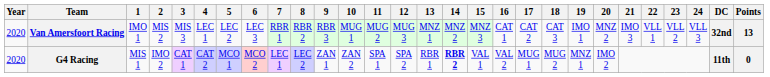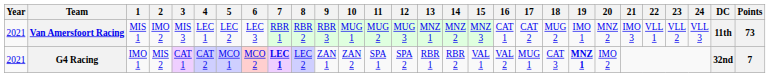(16, 32) 2020 -> (16, 32) 2021
(138, 32) IMO 1 -> (138, 32) MIS 1
(161, 32) MIS 2 -> (161, 32) IMO 2
(555, 32) CAT 3 -> (555, 32) MUG 2
(722, 32) 32nd -> (723, 32) 11th
(748, 32) 13 -> (750, 32) 73
(16, 59) 2020 -> (16, 59) 2021
(138, 59) MIS 1 -> (138, 59) IMO 1
(161, 59) IMO 2 -> (161, 59) MIS 2
(279, 59) normal -> (280, 59) bold
(455, 59) bold -> (455, 59) normal
(555, 59) MUG 2 -> (555, 59) CAT 3
(581, 59) normal -> (582, 59) bold
(722, 59) 11th -> (723, 59) 32nd
(748, 59) 0 -> (750, 59) 7
